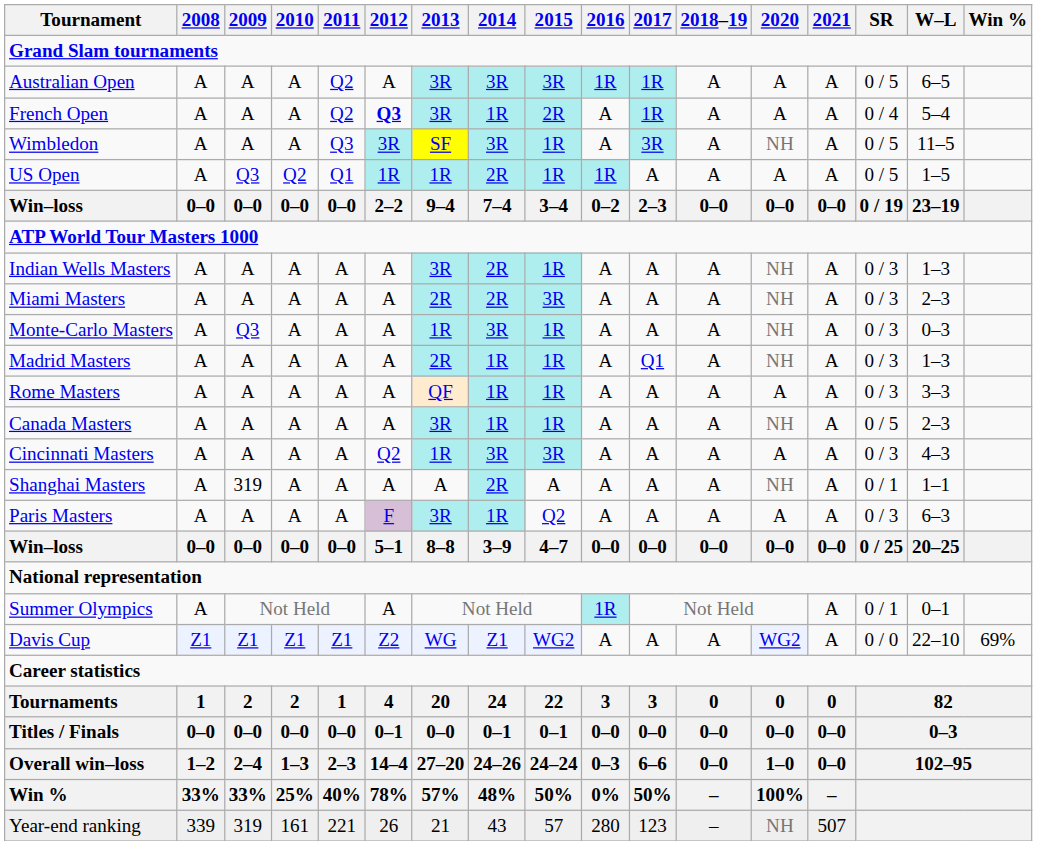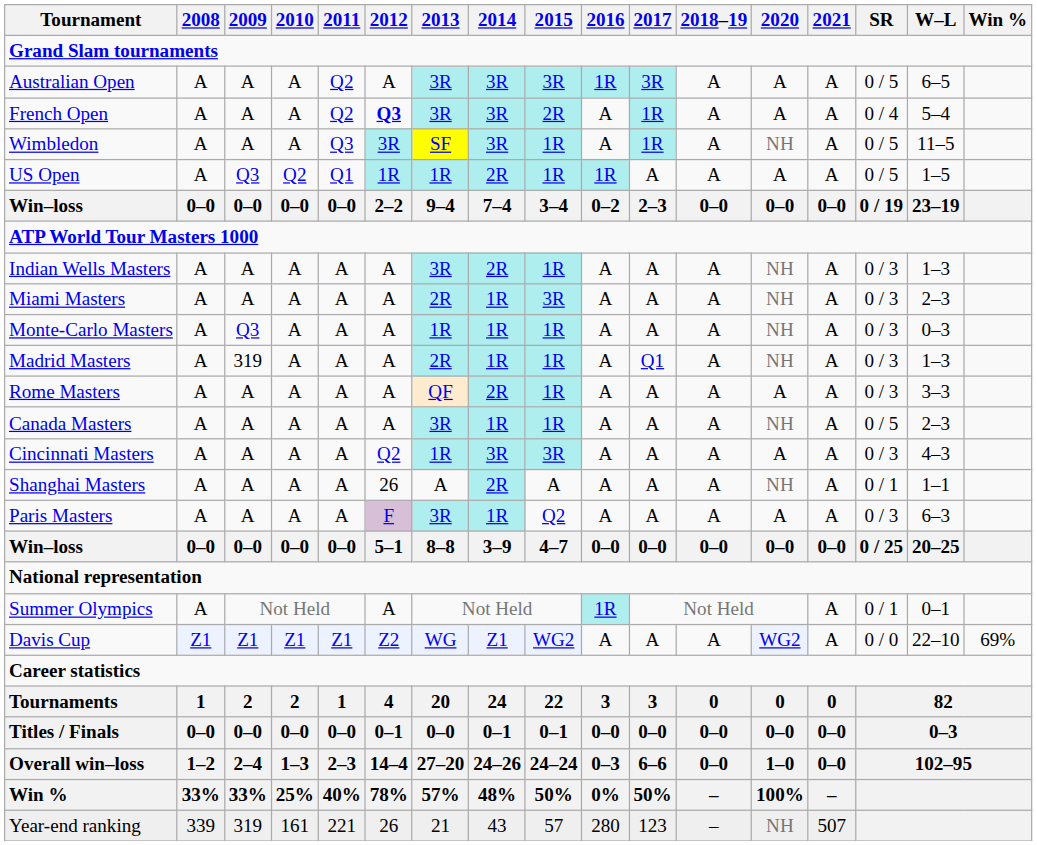(652, 81) 1R -> (652, 81) 3R
(497, 112) 1R -> (497, 112) 3R
(652, 143) 3R -> (652, 143) 1R
(497, 298) 2R -> (497, 298) 1R
(497, 329) 3R -> (497, 329) 1R
(248, 360) A -> (248, 360) 319
(497, 391) 1R -> (497, 391) 2R
(248, 484) 319 -> (248, 484) A
(389, 484) A -> (389, 484) 26
